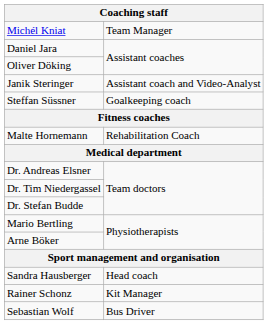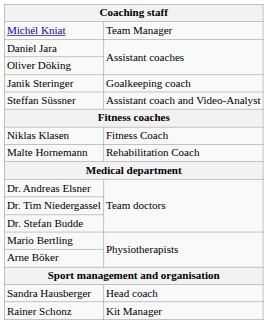(183, 83) Assistant coach and Video-Analyst -> (148, 83) Goalkeeping coach
(148, 100) Goalkeeping coach -> (183, 100) Assistant coach and Video-Analyst
+ row: (38, 135)
- row: (40, 310)
